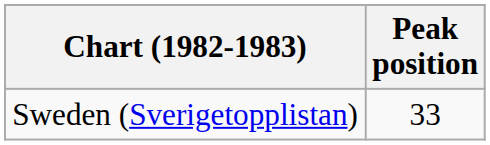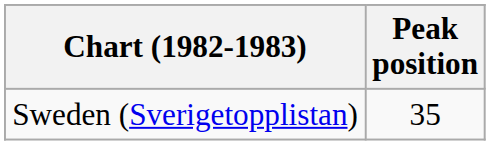(425, 113) 33 -> (425, 113) 35
